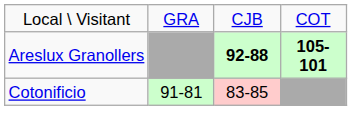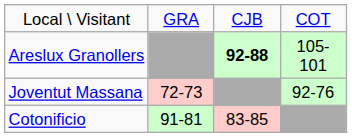(313, 55) bold -> (313, 55) normal
+ row: (76, 92)
